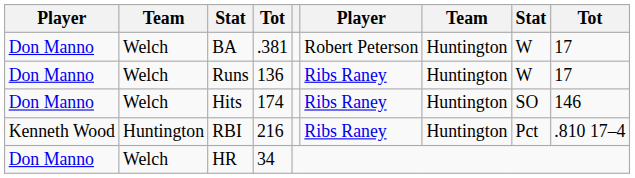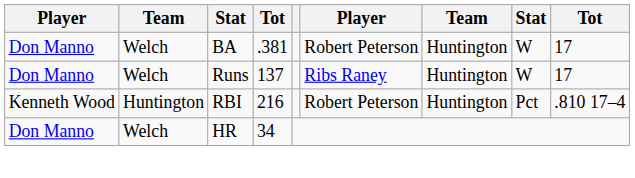(270, 74) 136 -> (270, 74) 137
- row: (227, 103)
(346, 131) Ribs Raney -> (361, 103) Robert Peterson
